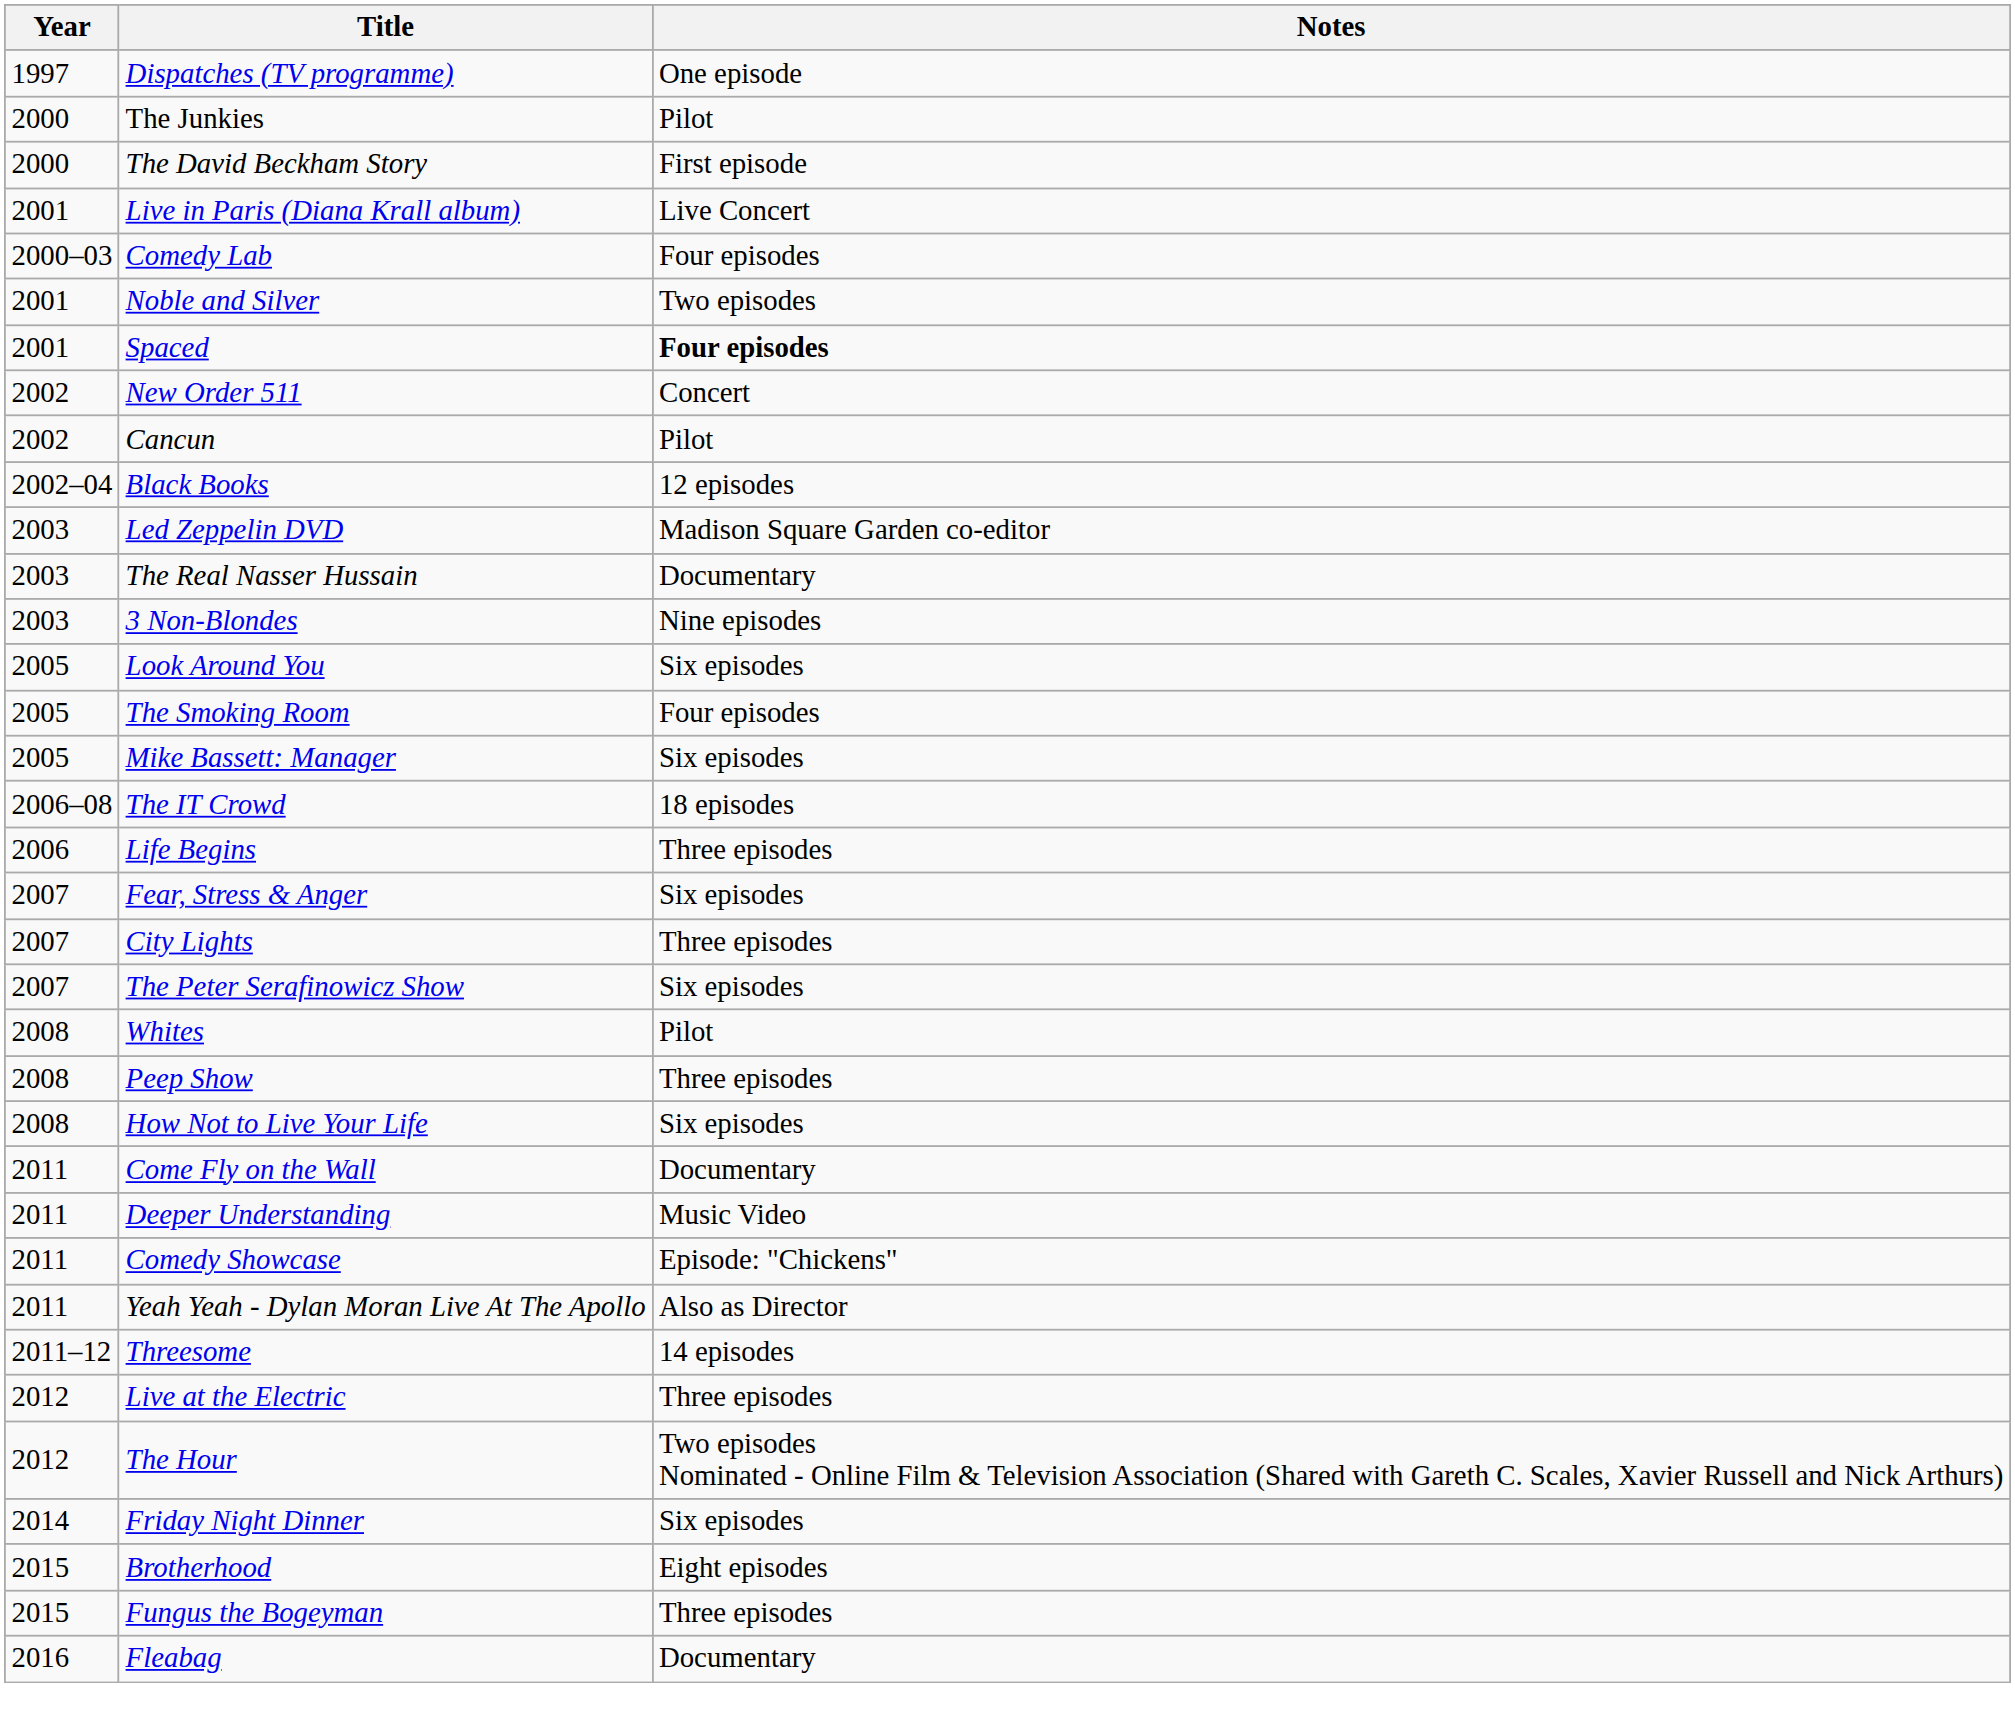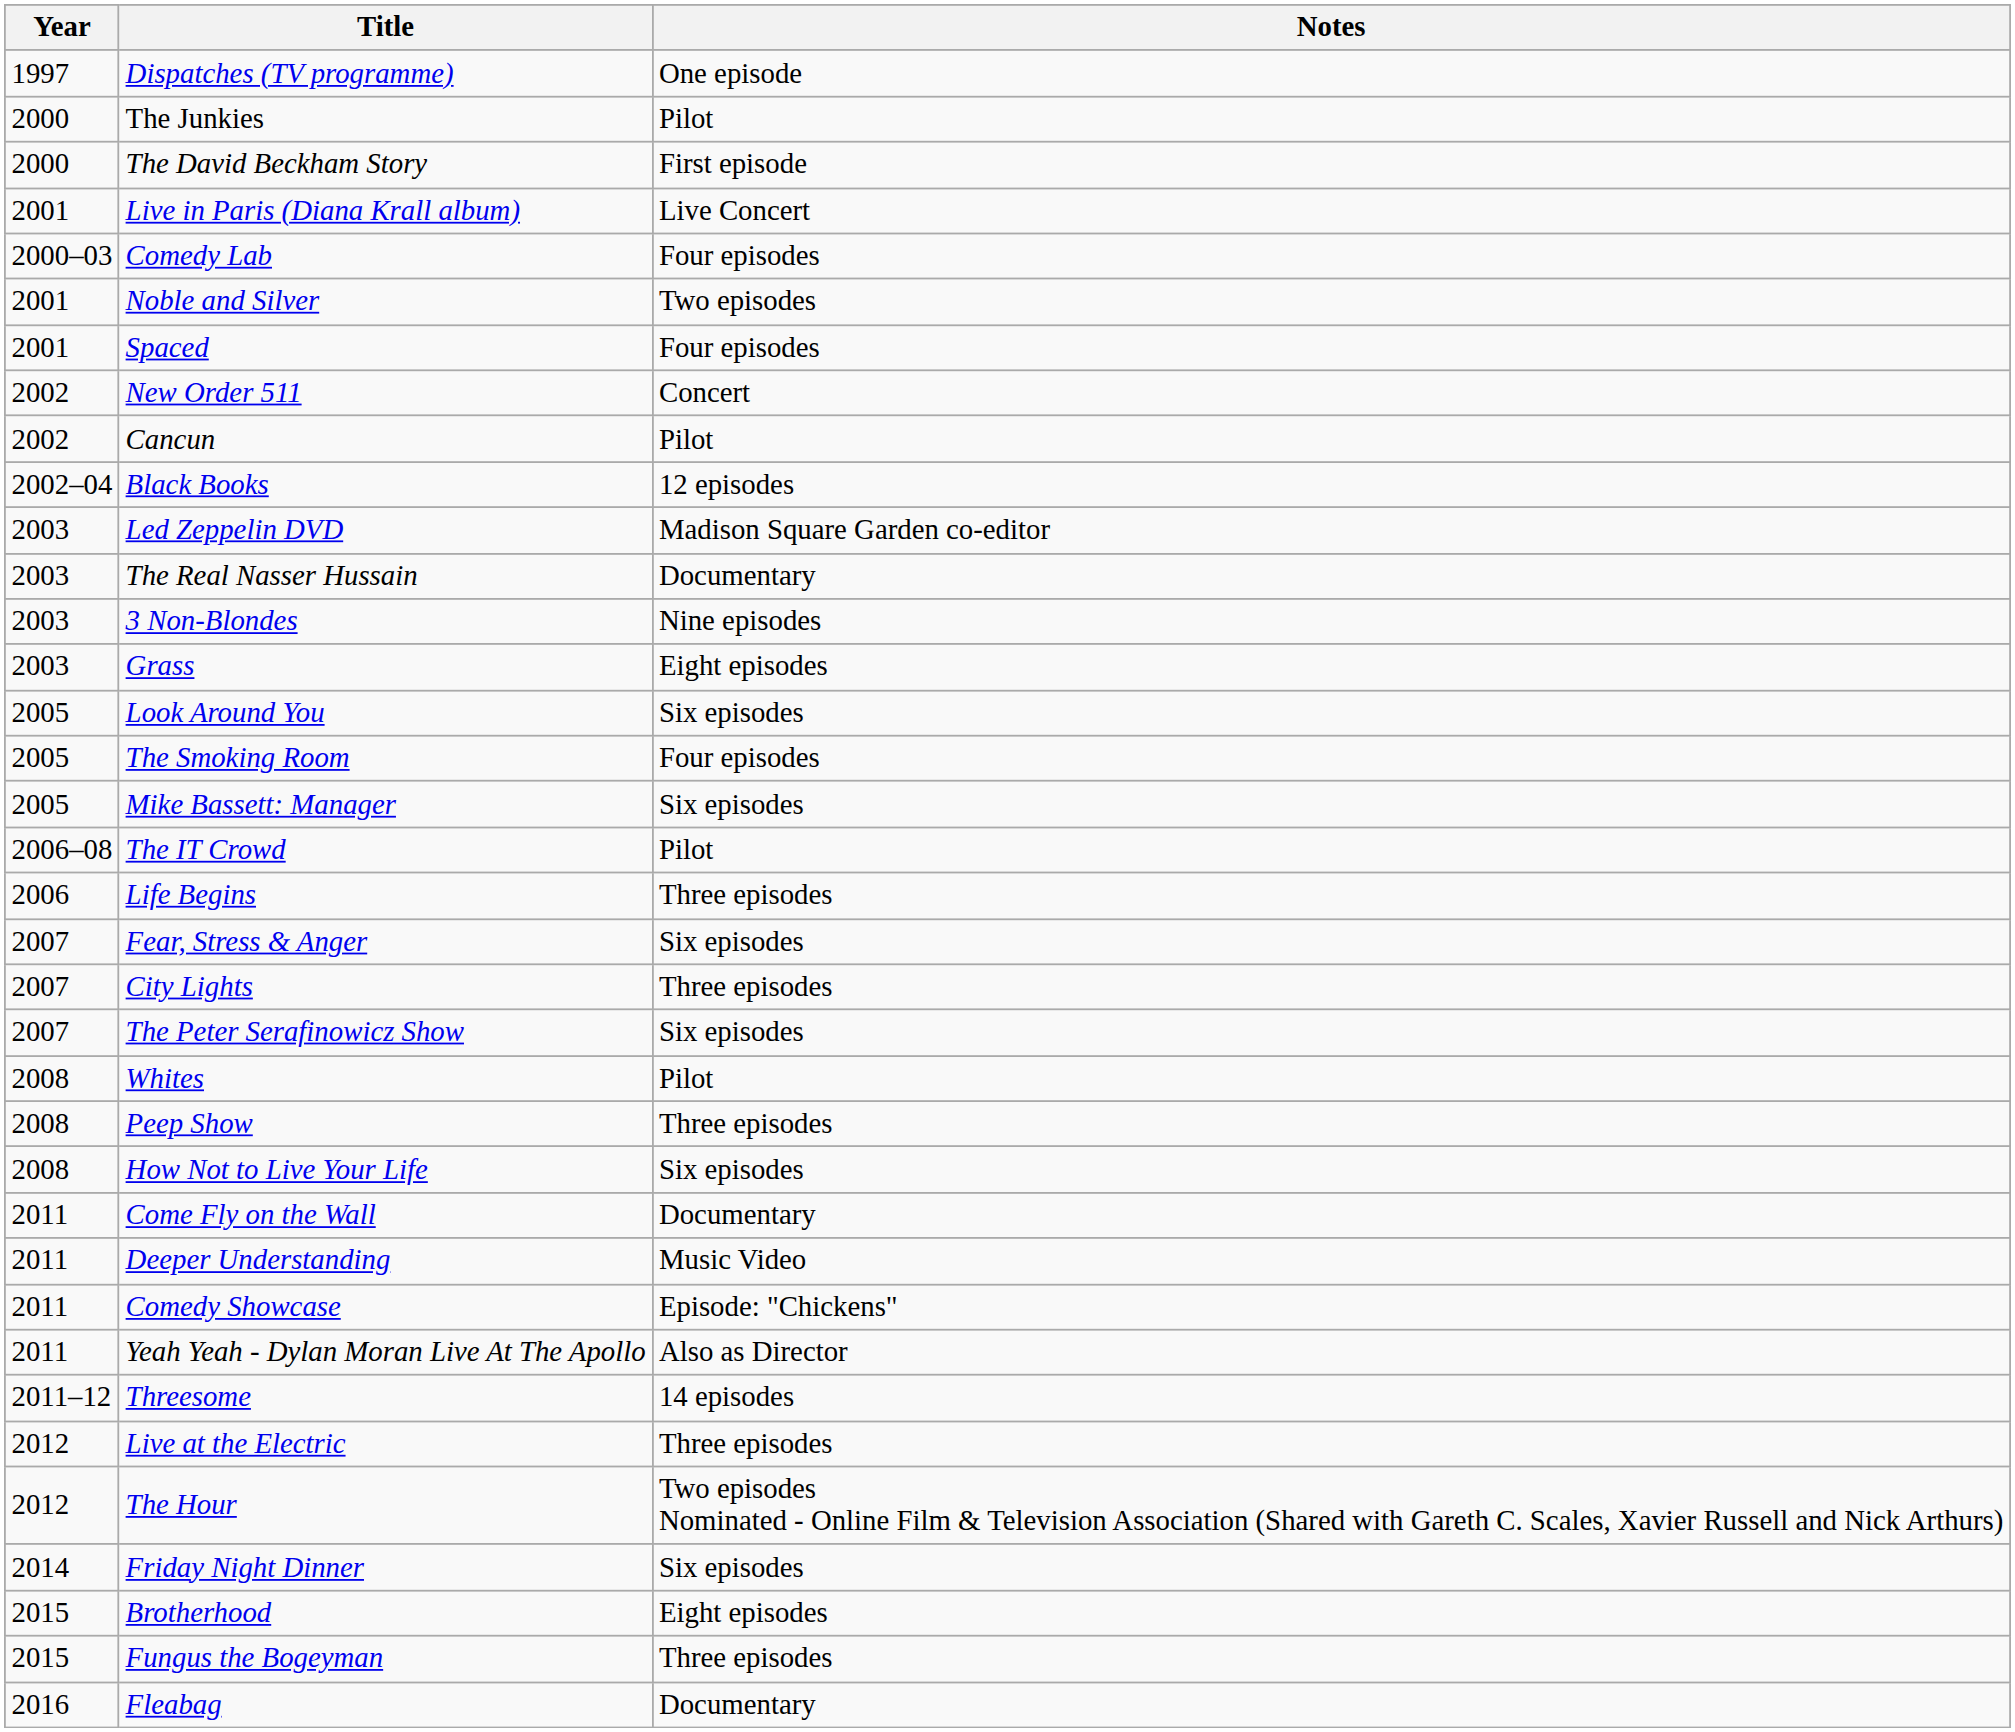(744, 347) bold -> (739, 347) normal
+ row: (160, 666)
(727, 803) 18 episodes -> (686, 849) Pilot
